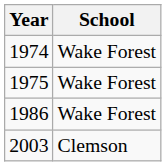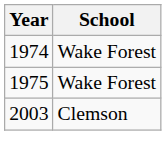- row: (29, 113)
